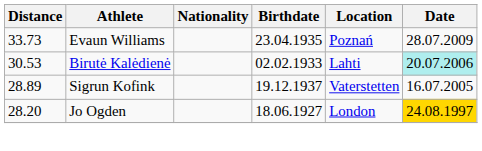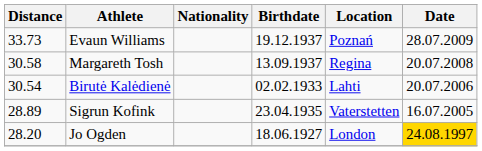(289, 39) 23.04.1935 -> (289, 39) 19.12.1937
+ row: (116, 63)
(25, 63) 30.53 -> (25, 87) 30.54
(440, 63) paleturquoise background -> (440, 87) no background
(289, 87) 19.12.1937 -> (289, 110) 23.04.1935
